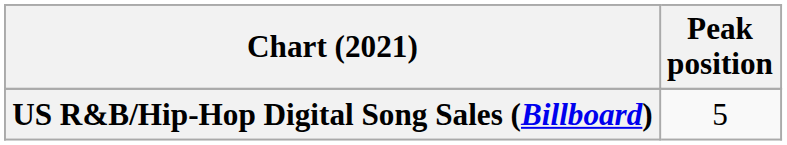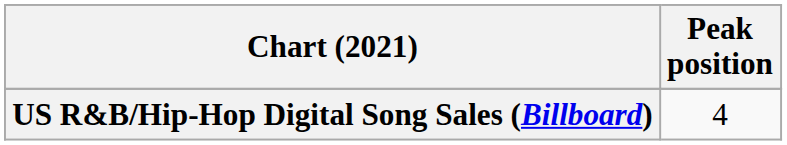(720, 113) 5 -> (720, 113) 4
